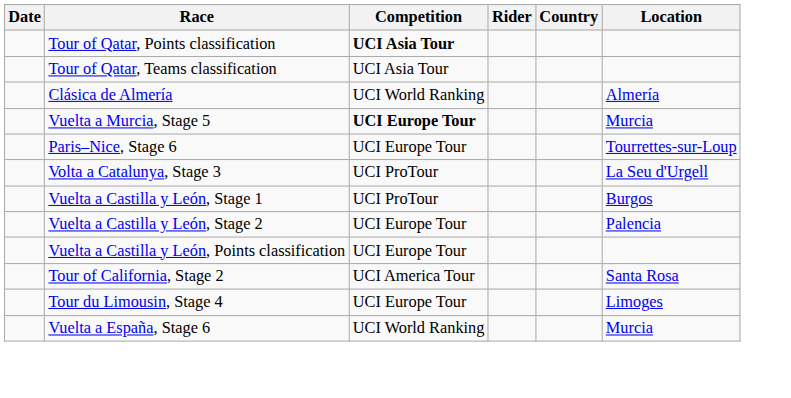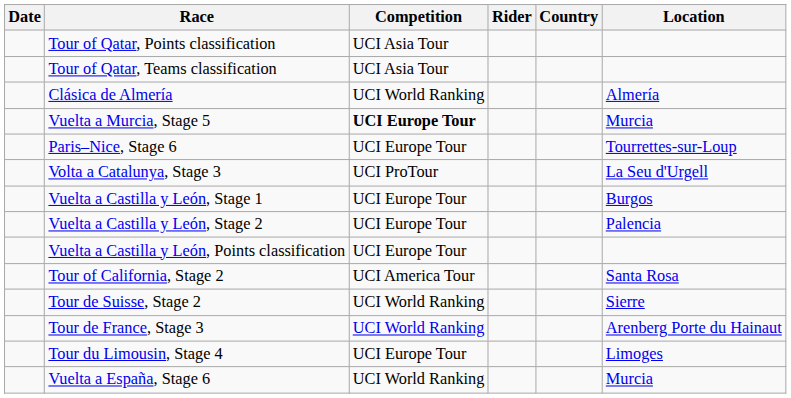(404, 43) bold -> (401, 43) normal
(395, 198) UCI ProTour -> (410, 198) UCI Europe Tour
+ row: (125, 302)
+ row: (126, 328)
